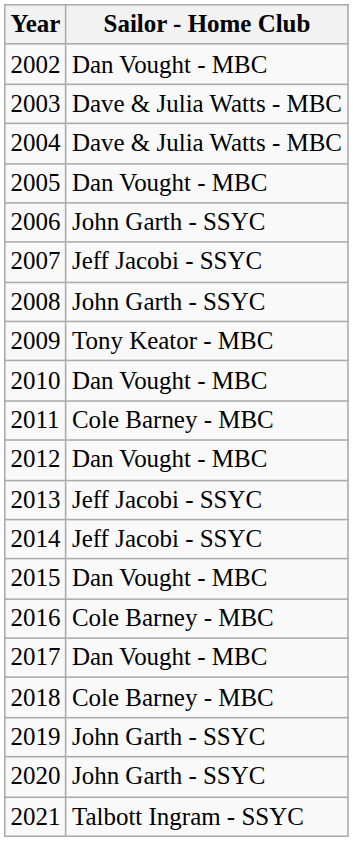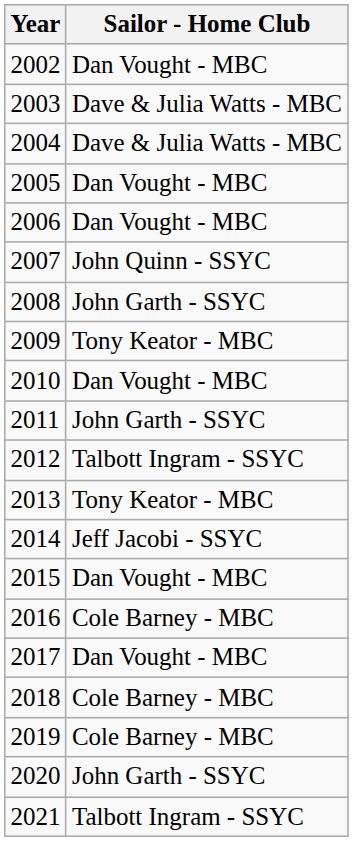(169, 222) John Garth - SSYC -> (170, 222) Dan Vought - MBC
(167, 261) Jeff Jacobi - SSYC -> (171, 261) John Quinn - SSYC
(173, 420) Cole Barney - MBC -> (169, 420) John Garth - SSYC
(170, 459) Dan Vought - MBC -> (188, 459) Talbott Ingram - SSYC
(167, 499) Jeff Jacobi - SSYC -> (173, 499) Tony Keator - MBC
(169, 736) John Garth - SSYC -> (173, 736) Cole Barney - MBC
